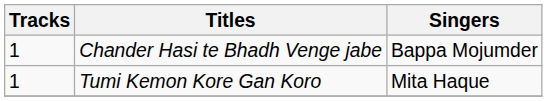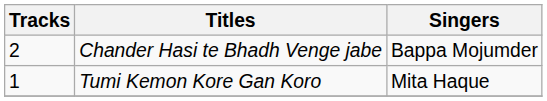(14, 51) 1 -> (14, 51) 2
